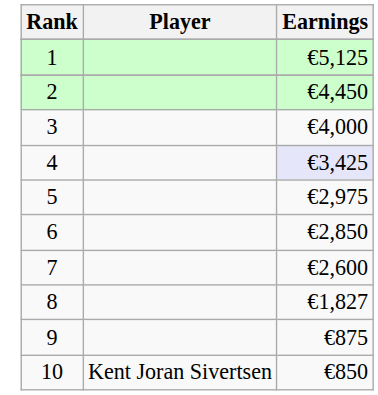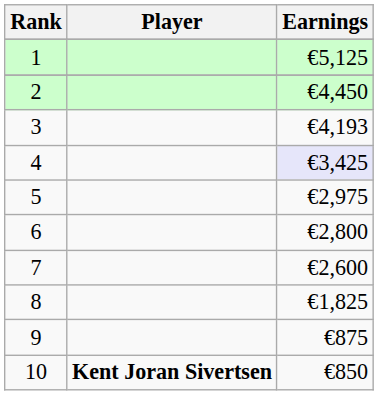(338, 127) €4,000 -> (338, 127) €4,193
(338, 232) €2,850 -> (338, 232) €2,800
(338, 302) €1,827 -> (338, 302) €1,825
(180, 372) normal -> (172, 372) bold
